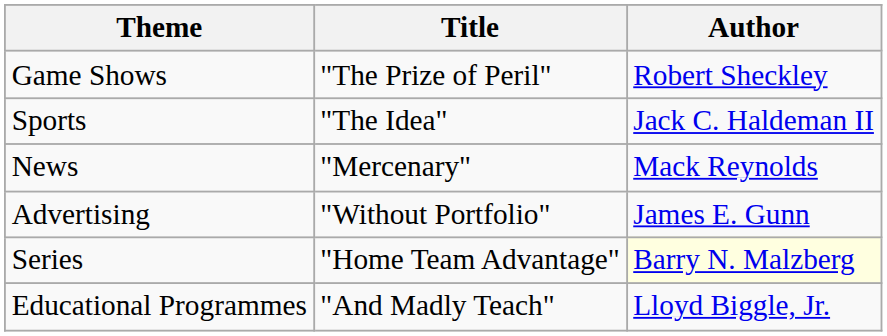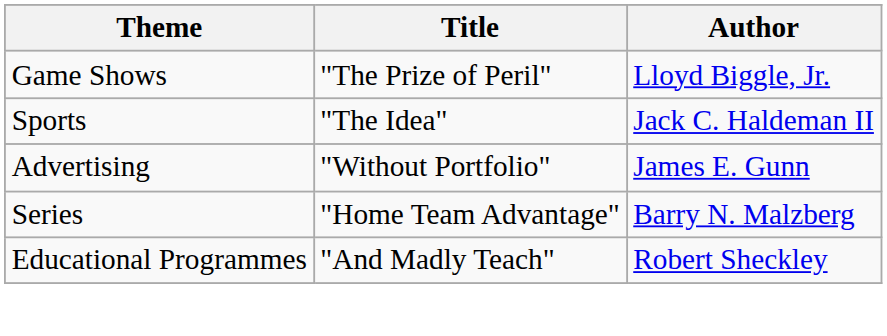(730, 74) Robert Sheckley -> (732, 74) Lloyd Biggle, Jr.
- row: (45, 167)
(744, 259) lightyellow background -> (744, 213) no background
(732, 306) Lloyd Biggle, Jr. -> (730, 259) Robert Sheckley
